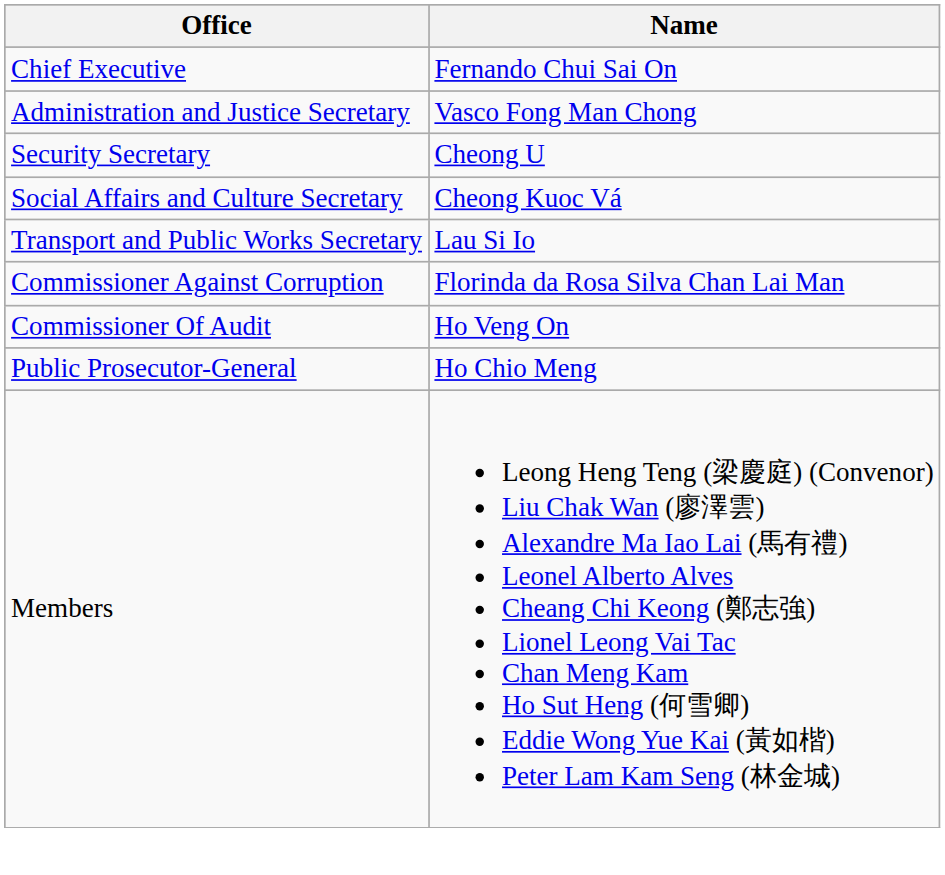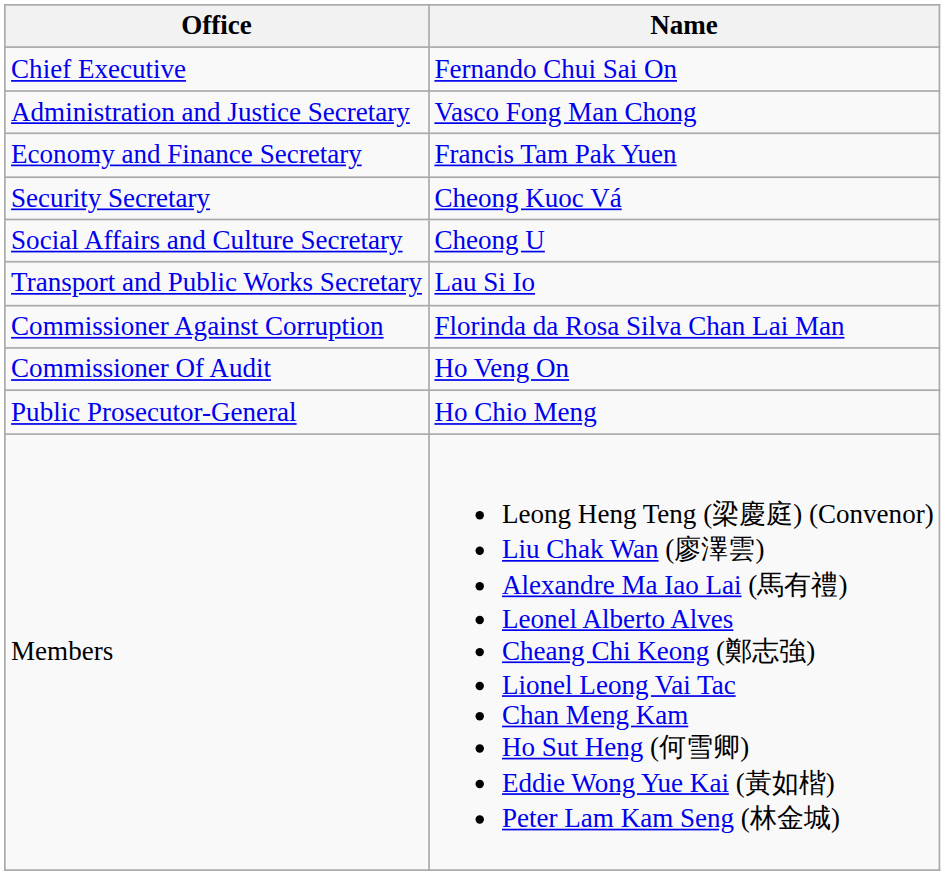+ row: (186, 154)
(490, 154) Cheong U -> (528, 197) Cheong Kuoc Vá
(528, 197) Cheong Kuoc Vá -> (490, 240) Cheong U
